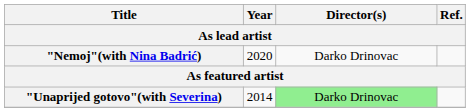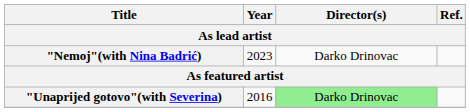(260, 55) 2020 -> (260, 55) 2023
(260, 96) 2014 -> (260, 96) 2016
